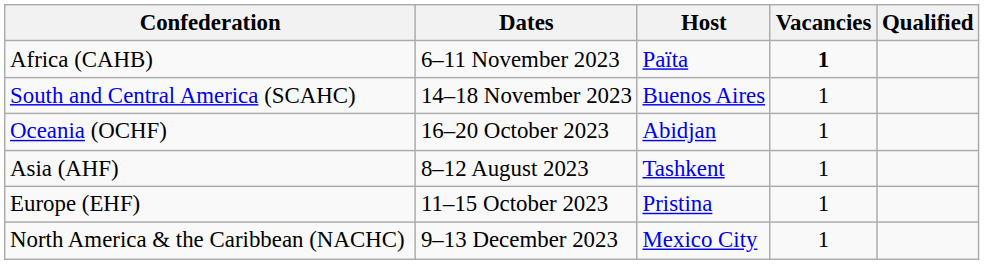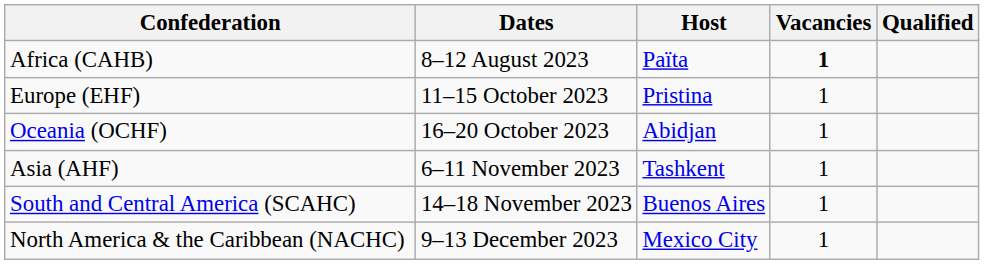(520, 58) 6–11 November 2023 -> (505, 58) 8–12 August 2023
rows swapped: (75, 204) <-> (183, 95)
(505, 167) 8–12 August 2023 -> (520, 167) 6–11 November 2023
